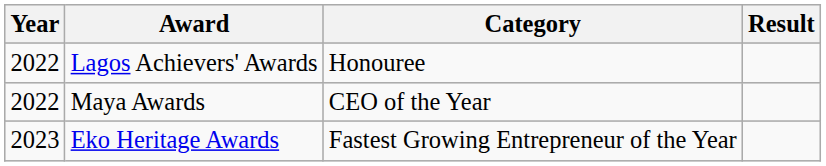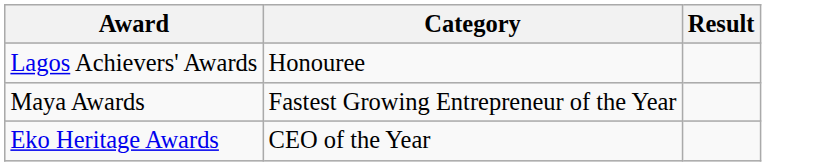- column: (35, 23)
(410, 101) CEO of the Year -> (473, 101) Fastest Growing Entrepreneur of the Year
(533, 140) Fastest Growing Entrepreneur of the Year -> (350, 140) CEO of the Year
